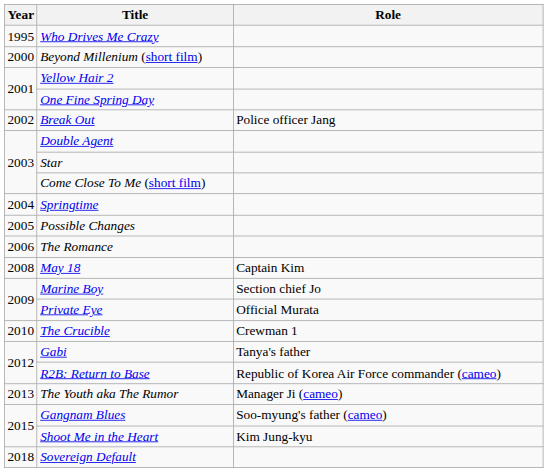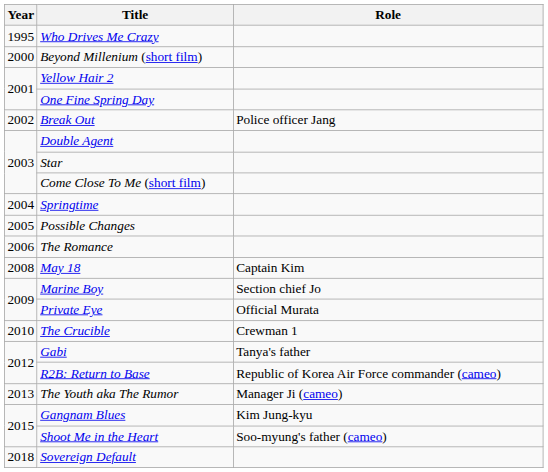(311, 415) Soo-myung's father (cameo) -> (274, 415) Kim Jung-kyu
(274, 436) Kim Jung-kyu -> (311, 436) Soo-myung's father (cameo)
